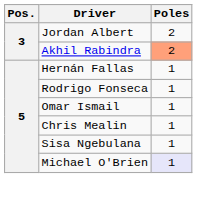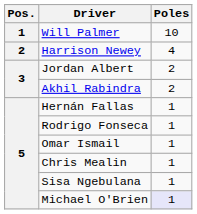+ row: (81, 33)
+ row: (91, 51)
(172, 51) lightsalmon background -> (172, 88) no background
